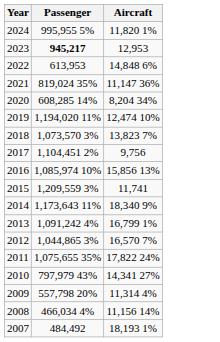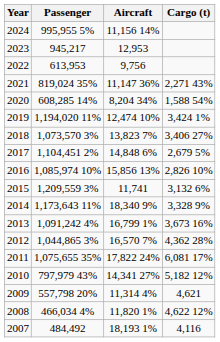+ column: (189, 13)
(133, 30) 11,820 1% -> (133, 30) 11,156 14%
(68, 48) bold -> (68, 48) normal
(133, 65) 14,848 6% -> (133, 65) 9,756
(133, 153) 9,756 -> (133, 153) 14,848 6%
(133, 310) 11,156 14% -> (133, 310) 11,820 1%
